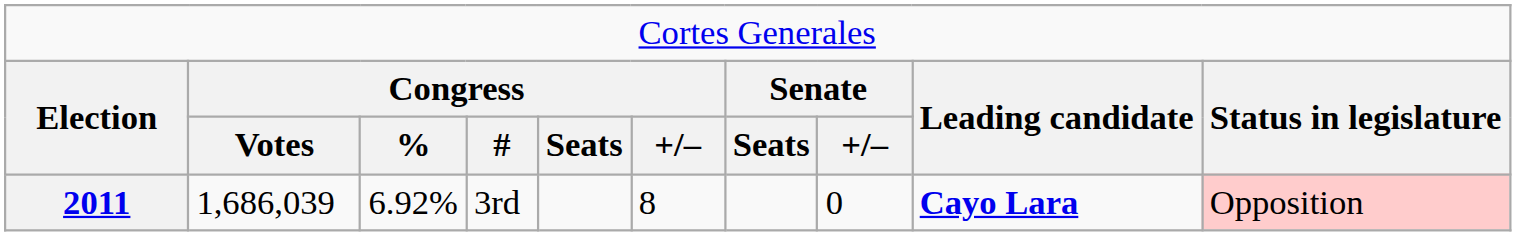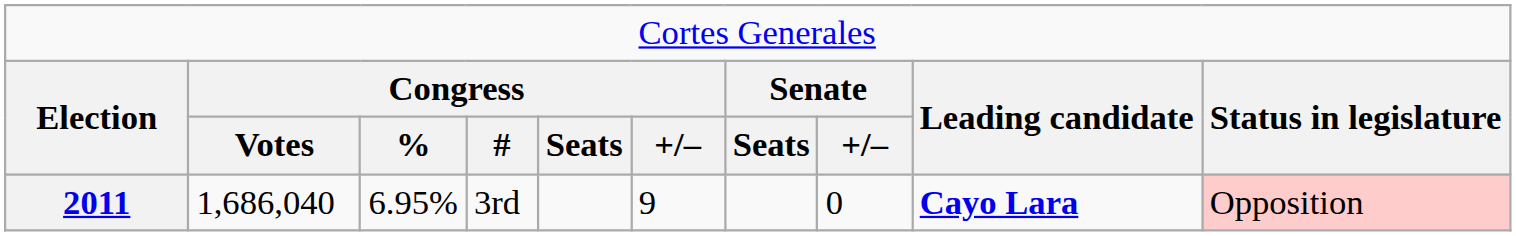(266, 200) 1,686,039 -> (266, 200) 1,686,040
(413, 200) 6.92% -> (413, 200) 6.95%
(647, 200) 8 -> (647, 200) 9
